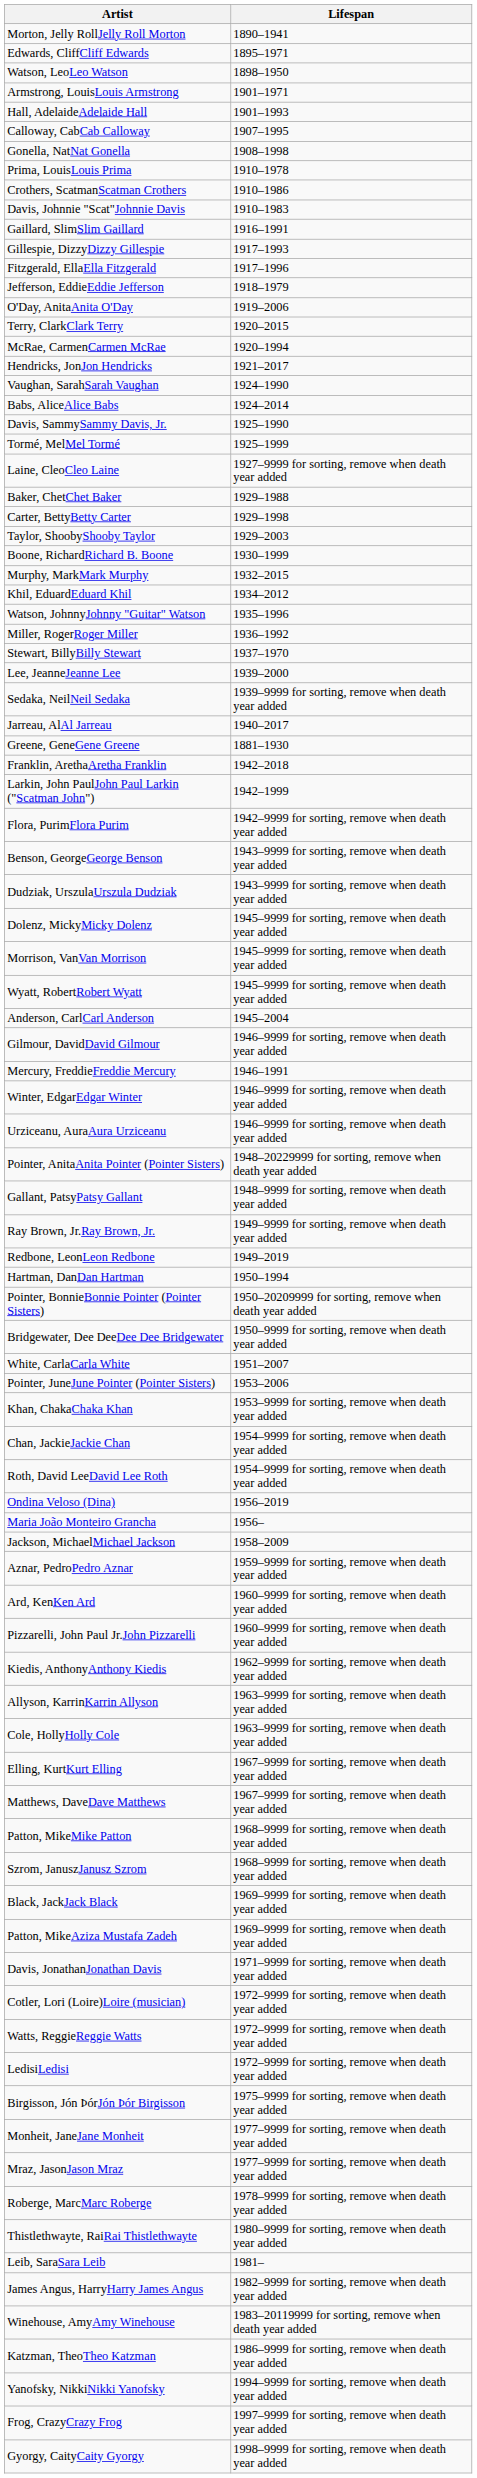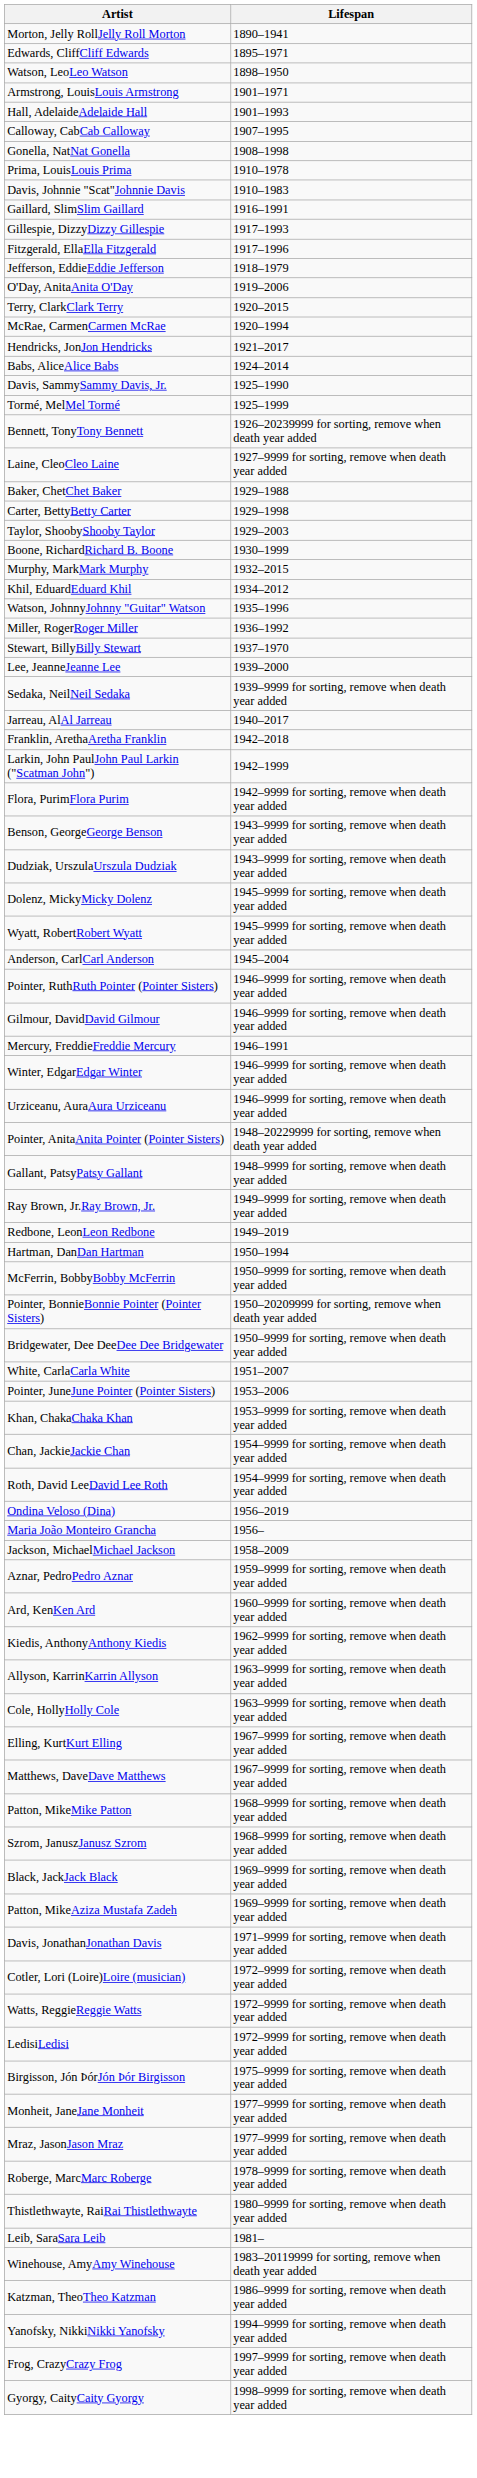- row: (97, 190)
- row: (83, 385)
+ row: (75, 431)
- row: (73, 745)
- row: (77, 958)
+ row: (113, 986)
+ row: (91, 1278)
- row: (101, 1635)
- row: (105, 2289)
